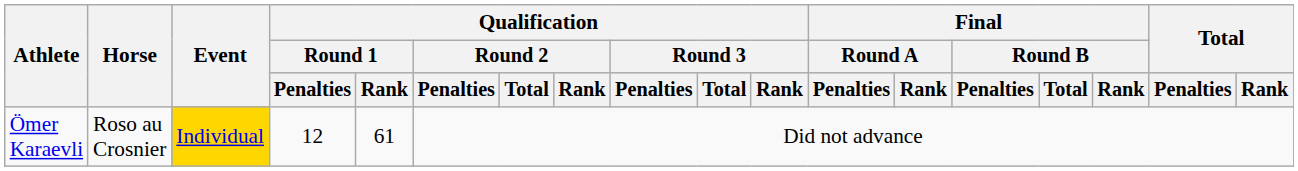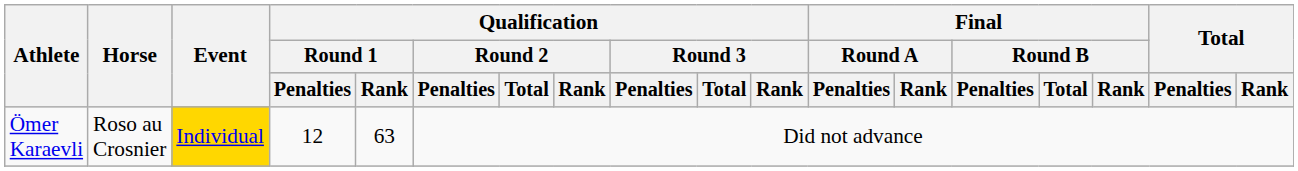(384, 136) 61 -> (384, 136) 63
